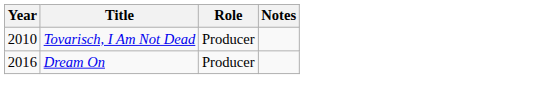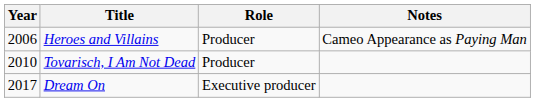+ row: (101, 39)
(22, 62) 2016 -> (22, 85) 2017
(228, 62) Producer -> (259, 85) Executive producer
